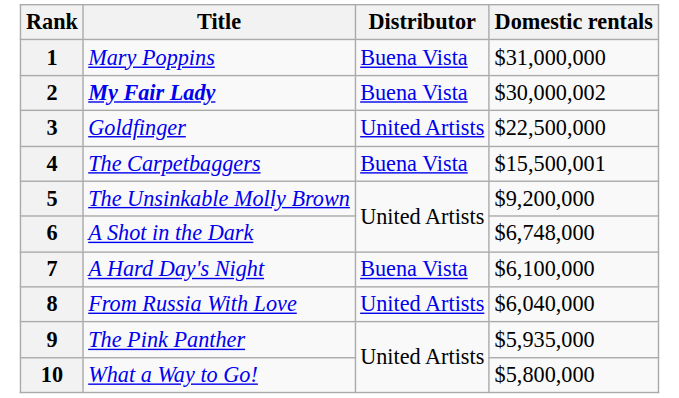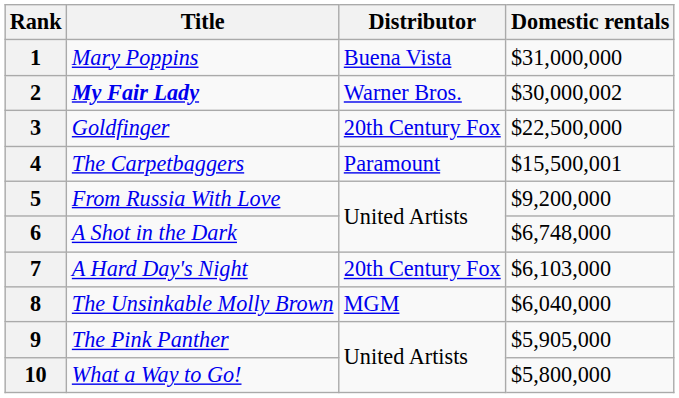(414, 92) Buena Vista -> (403, 92) Warner Bros.
(422, 127) United Artists -> (422, 127) 20th Century Fox
(414, 163) Buena Vista -> (392, 163) Paramount
(219, 198) The Unsinkable Molly Brown -> (176, 198) From Russia With Love
(414, 269) Buena Vista -> (422, 269) 20th Century Fox
(545, 269) $6,100,000 -> (561, 269) $6,103,000
(192, 304) From Russia With Love -> (203, 304) The Unsinkable Molly Brown
(422, 304) United Artists -> (372, 304) MGM
(545, 339) $5,935,000 -> (561, 339) $5,905,000
